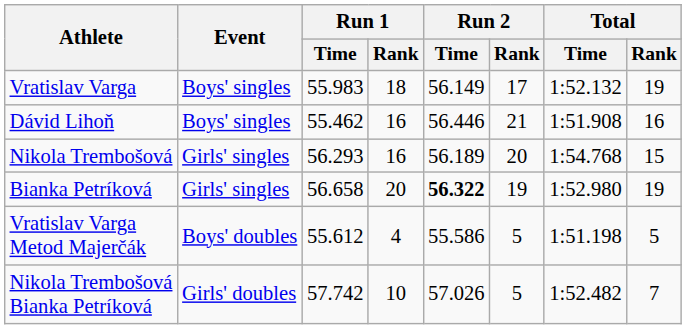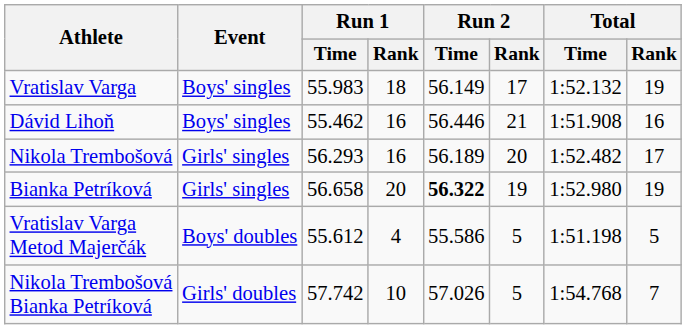(585, 155) 1:54.768 -> (585, 155) 1:52.482
(654, 155) 15 -> (654, 155) 17
(585, 294) 1:52.482 -> (585, 294) 1:54.768
